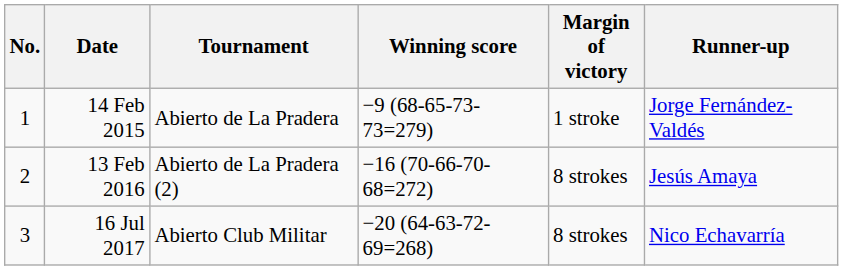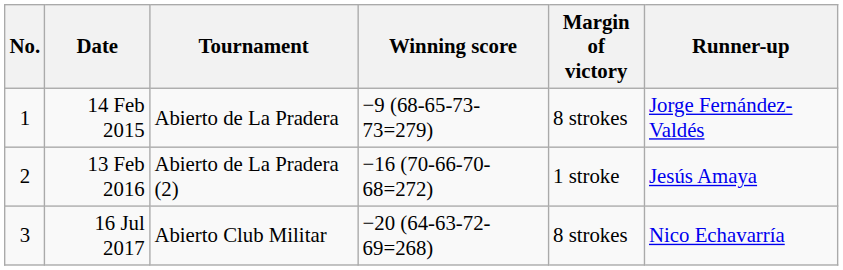(586, 117) 1 stroke -> (590, 117) 8 strokes
(590, 176) 8 strokes -> (586, 176) 1 stroke
